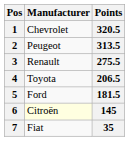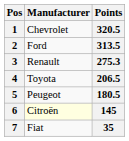(44, 45) Peugeot -> (37, 45) Ford
(109, 62) 275.5 -> (109, 62) 275.3
(37, 95) Ford -> (44, 95) Peugeot
(109, 95) 181.5 -> (109, 95) 180.5
